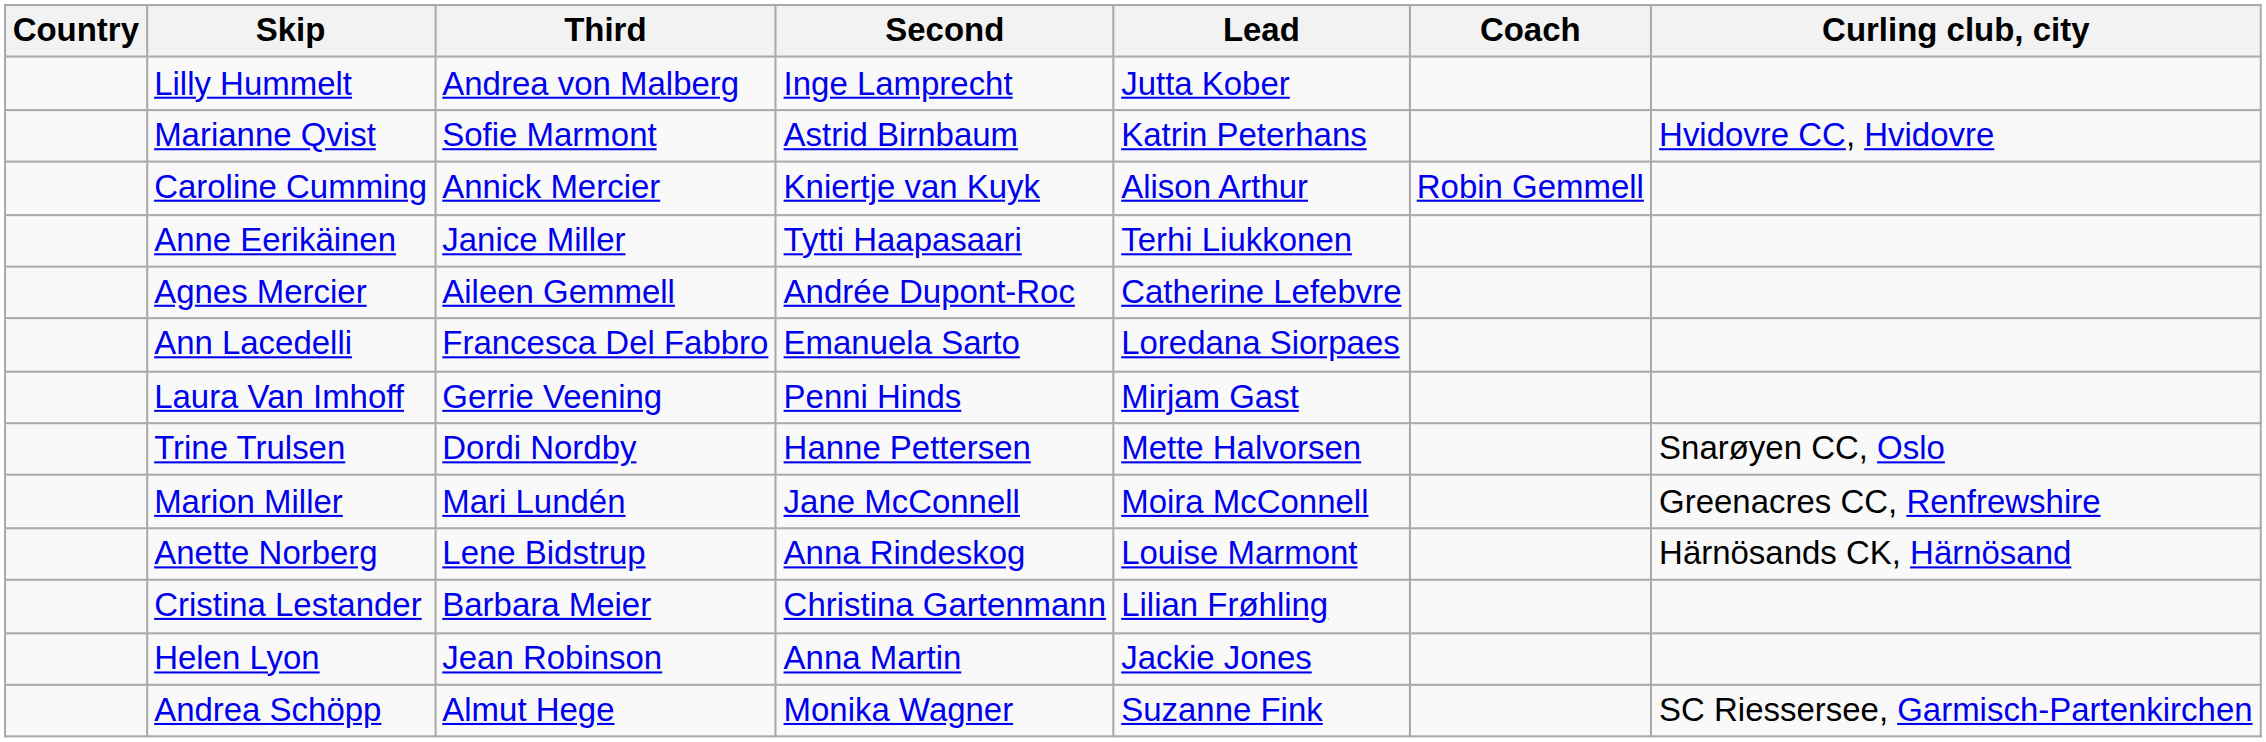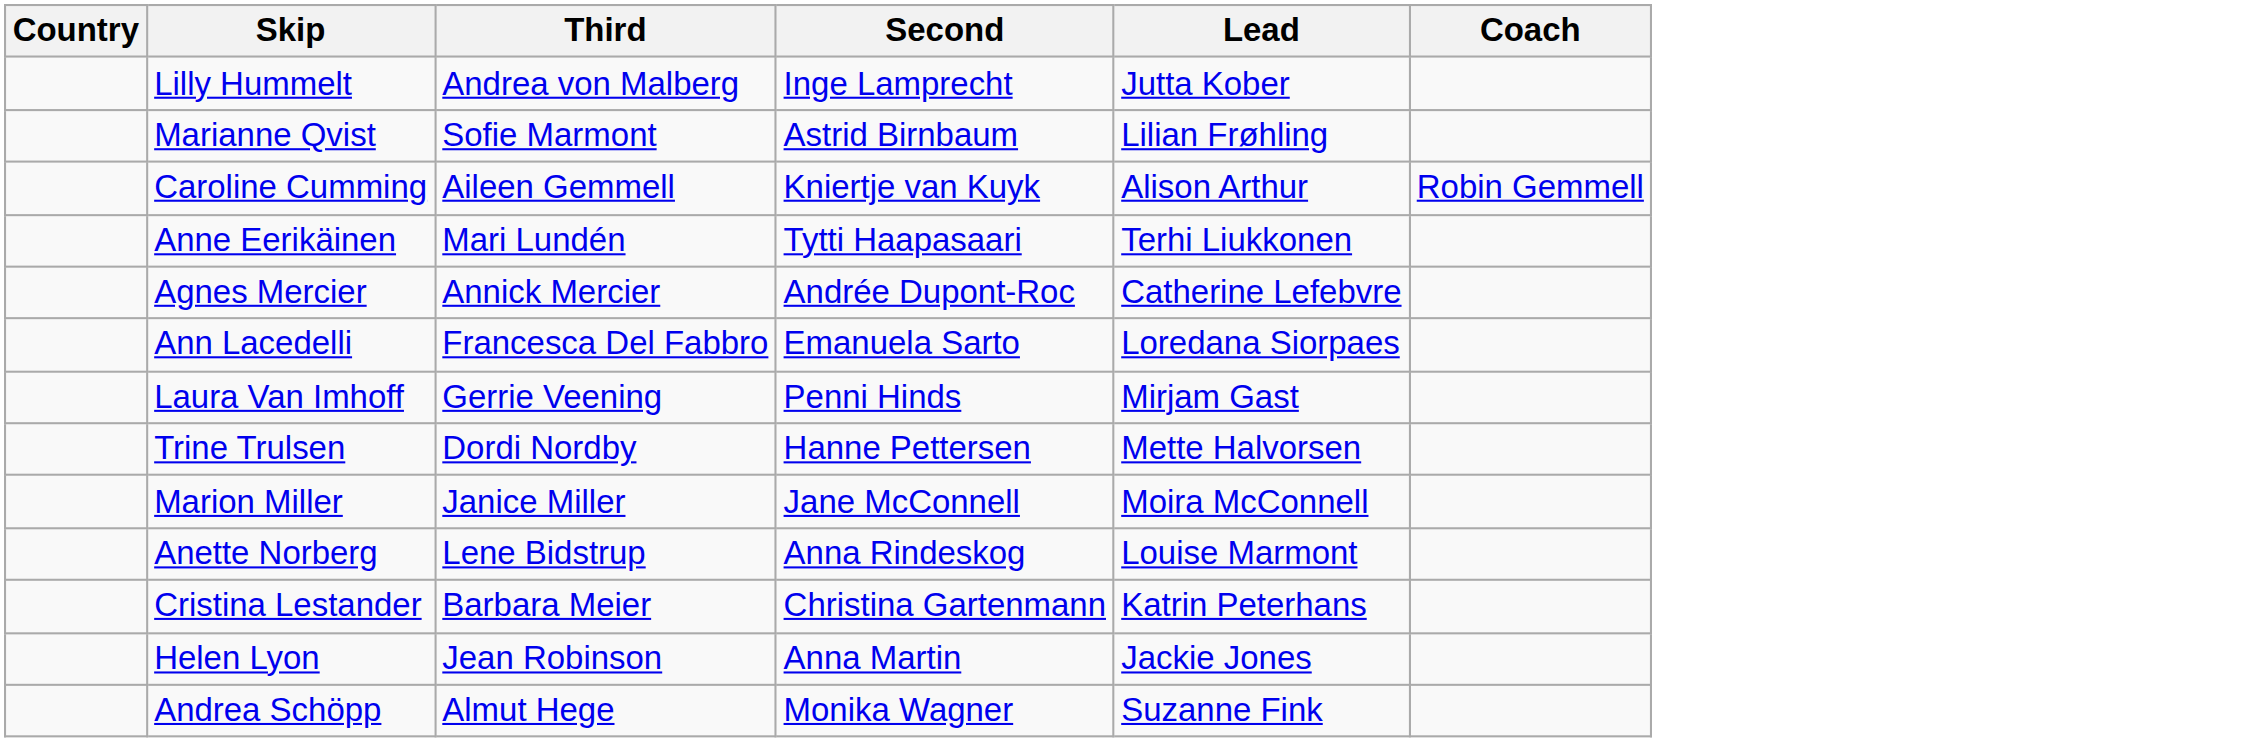- column: (1956, 30)
(1244, 135) Katrin Peterhans -> (1225, 135) Lilian Frøhling
(551, 187) Annick Mercier -> (559, 187) Aileen Gemmell
(534, 239) Janice Miller -> (534, 239) Mari Lundén
(559, 291) Aileen Gemmell -> (551, 291) Annick Mercier
(534, 501) Mari Lundén -> (534, 501) Janice Miller
(1225, 605) Lilian Frøhling -> (1244, 605) Katrin Peterhans
